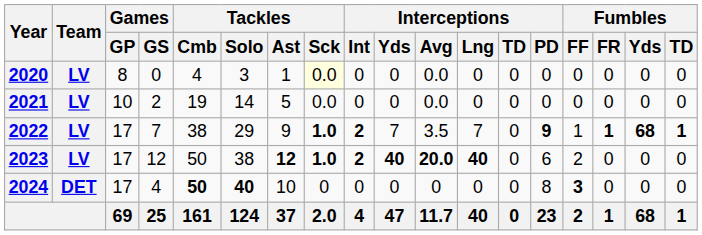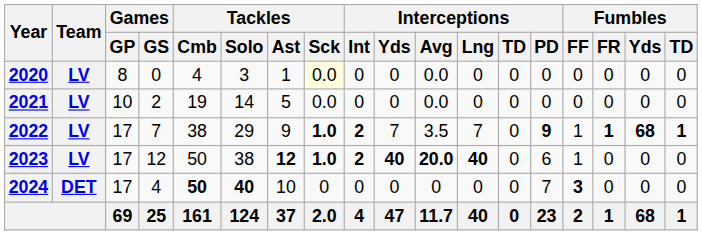(578, 159) 2 -> (578, 159) 1
(547, 187) 8 -> (547, 187) 7
